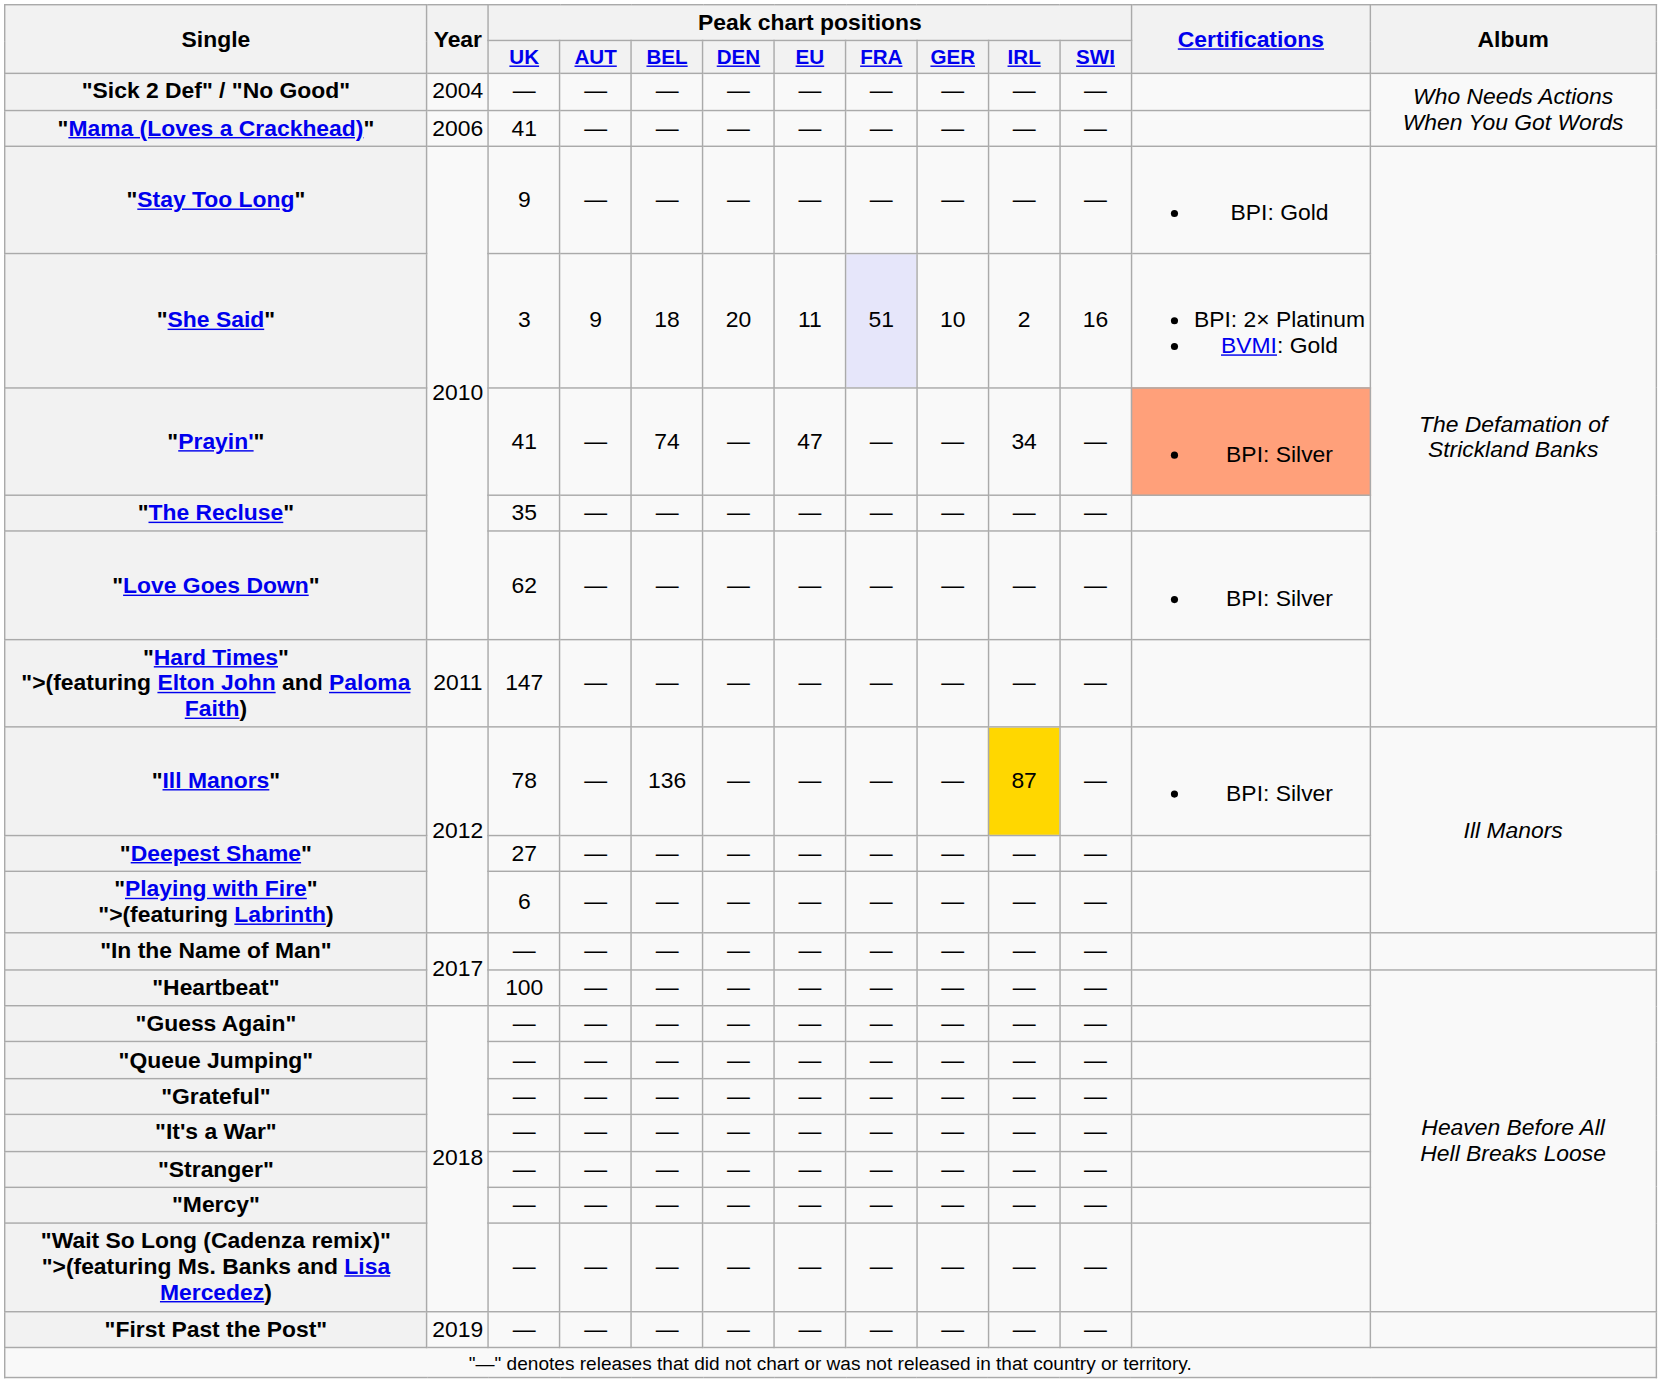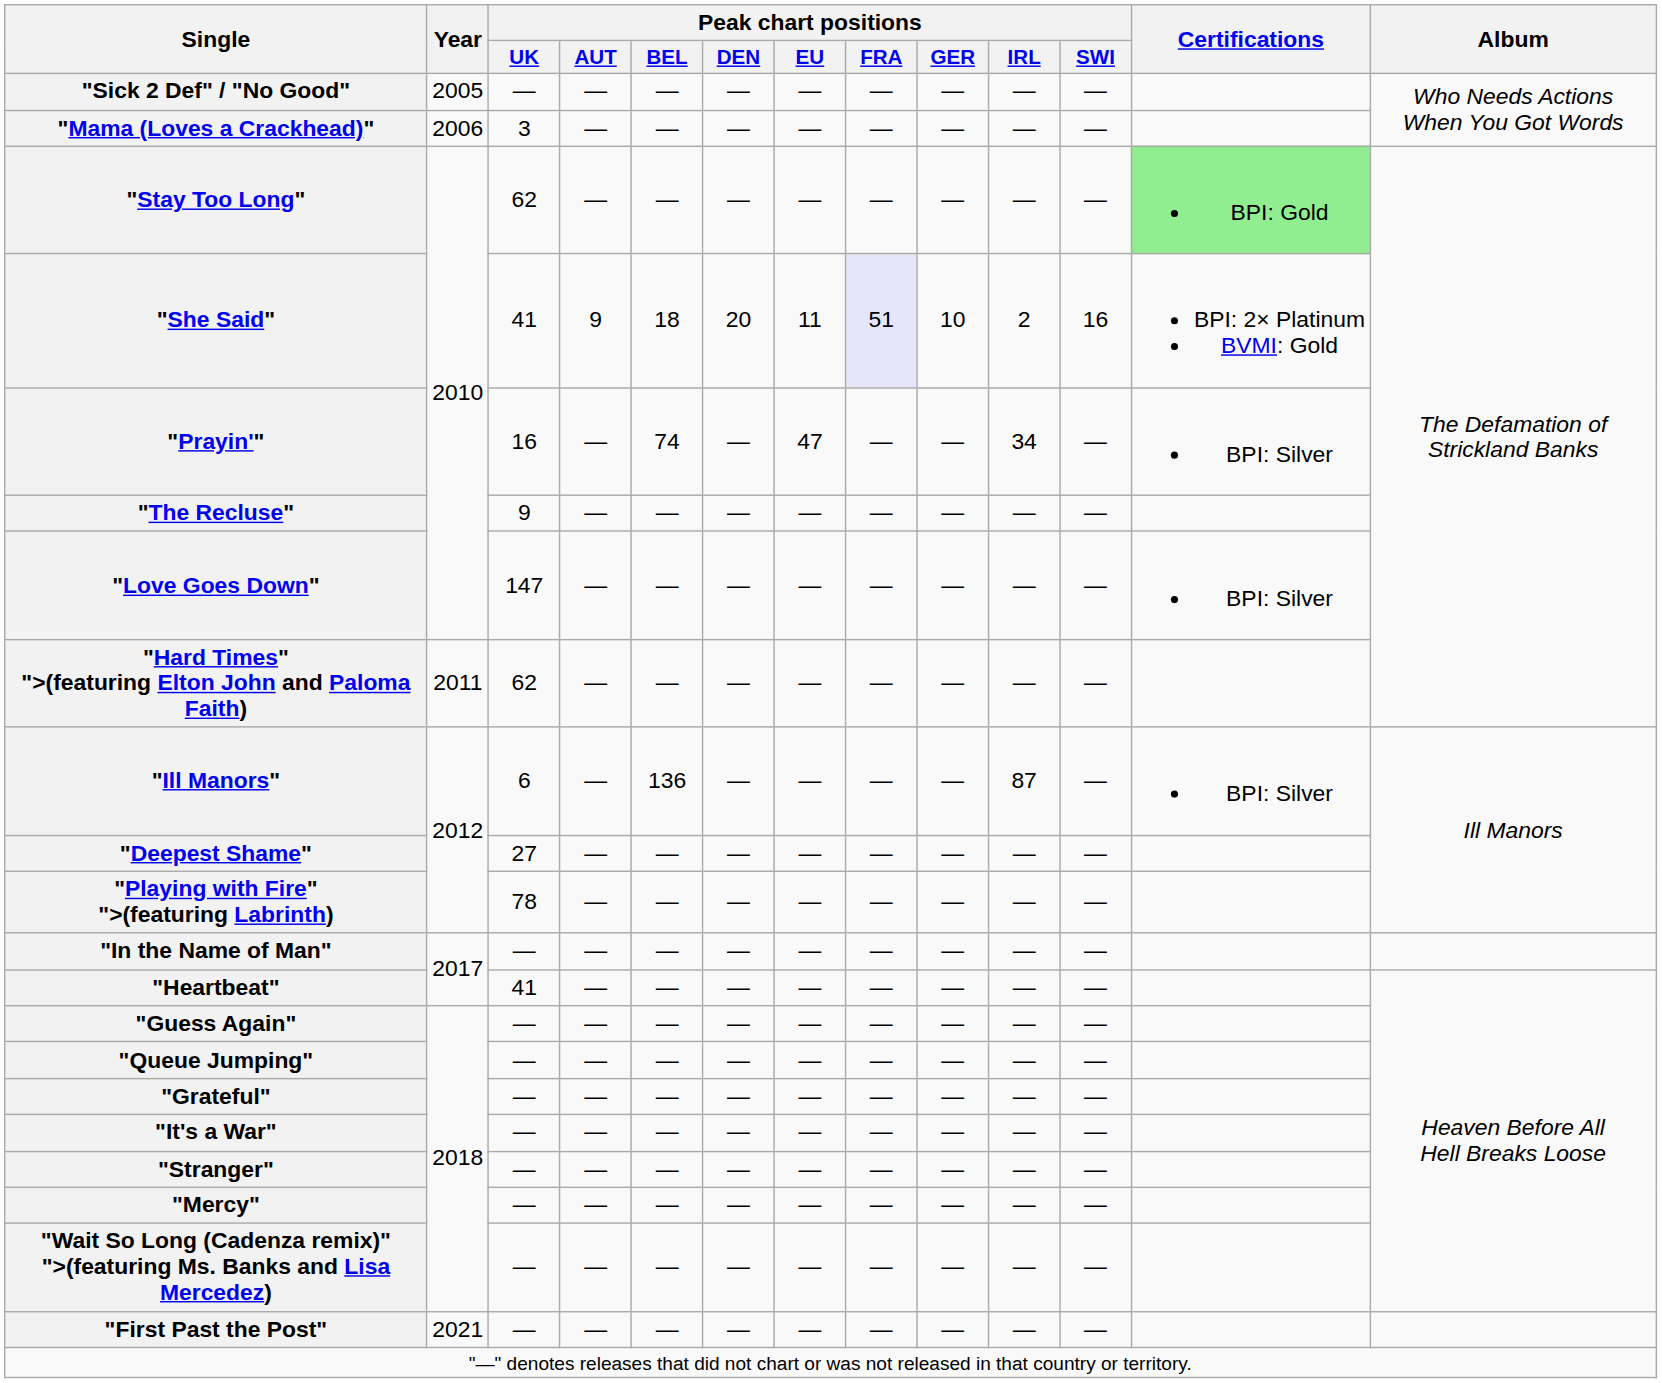(458, 91) 2004 -> (458, 91) 2005
(524, 127) 41 -> (524, 127) 3
(524, 199) 9 -> (524, 199) 62
(1251, 213) no background -> (1251, 213) lightgreen background
(524, 320) 3 -> (524, 320) 41
(524, 441) 41 -> (524, 441) 16
(1251, 454) lightsalmon background -> (1251, 454) no background
(524, 513) 35 -> (524, 513) 9
(524, 585) 62 -> (524, 585) 147
(524, 682) 147 -> (524, 682) 62
(524, 780) 78 -> (524, 780) 6
(1024, 780) gold background -> (1024, 780) no background
(524, 901) 6 -> (524, 901) 78
(524, 987) 100 -> (524, 987) 41
(458, 1329) 2019 -> (458, 1329) 2021
